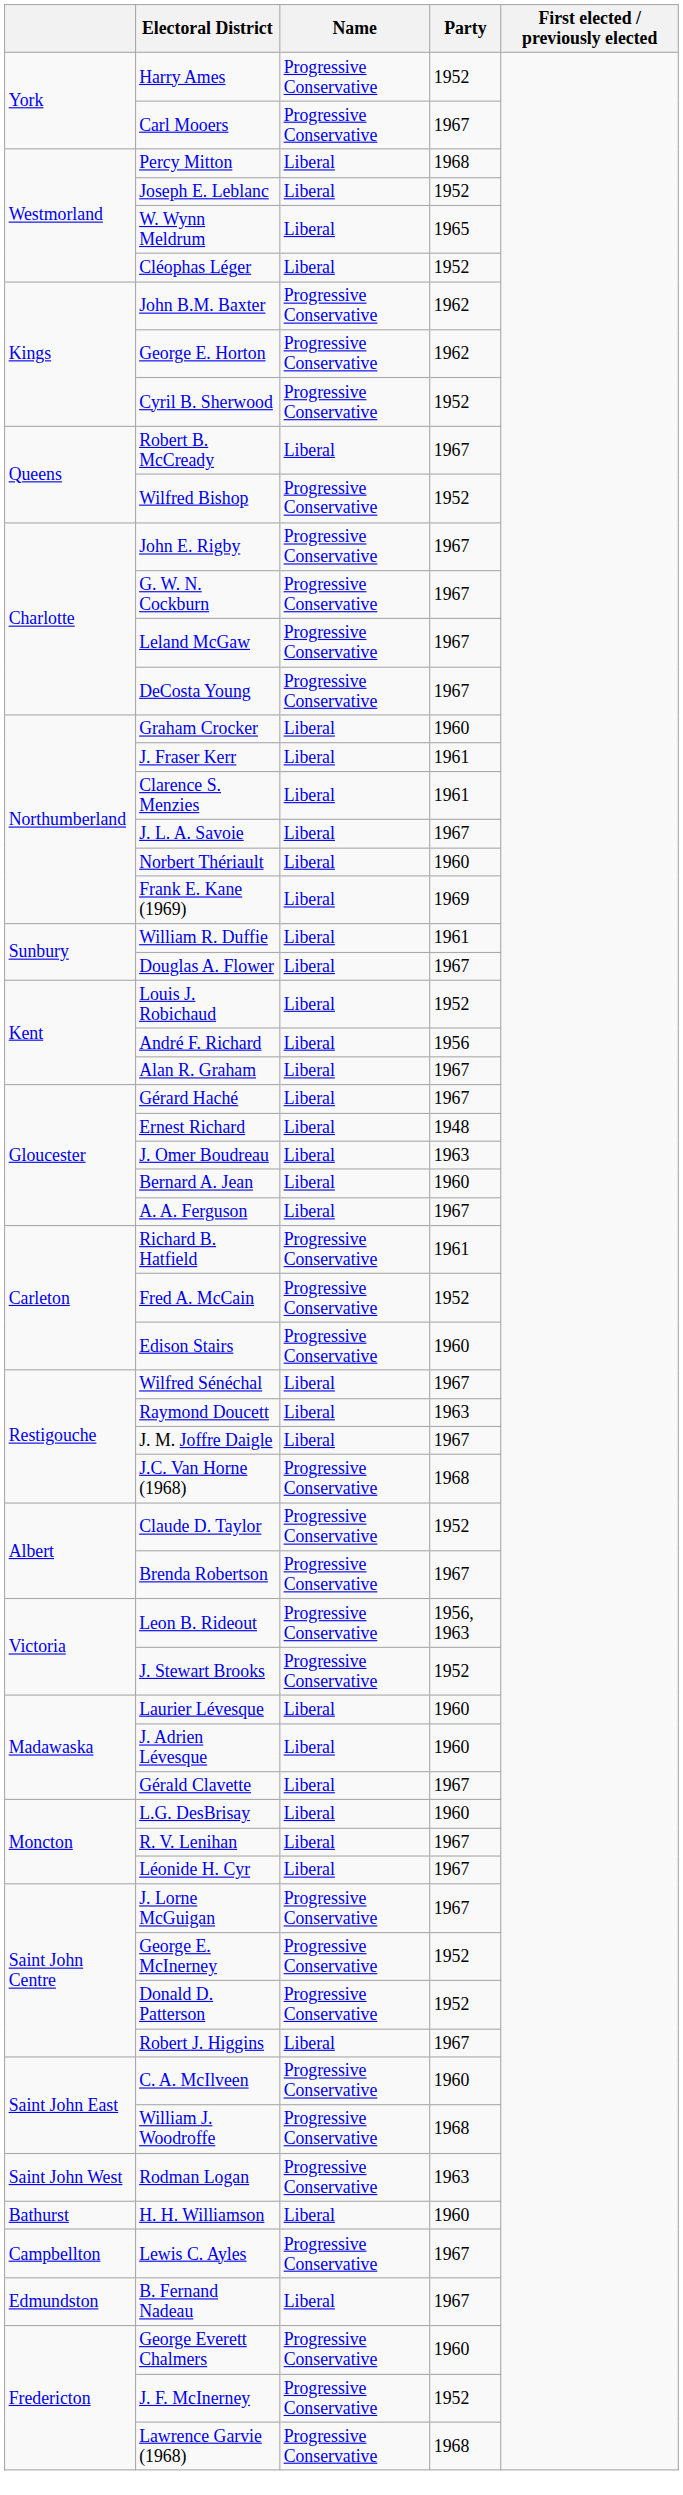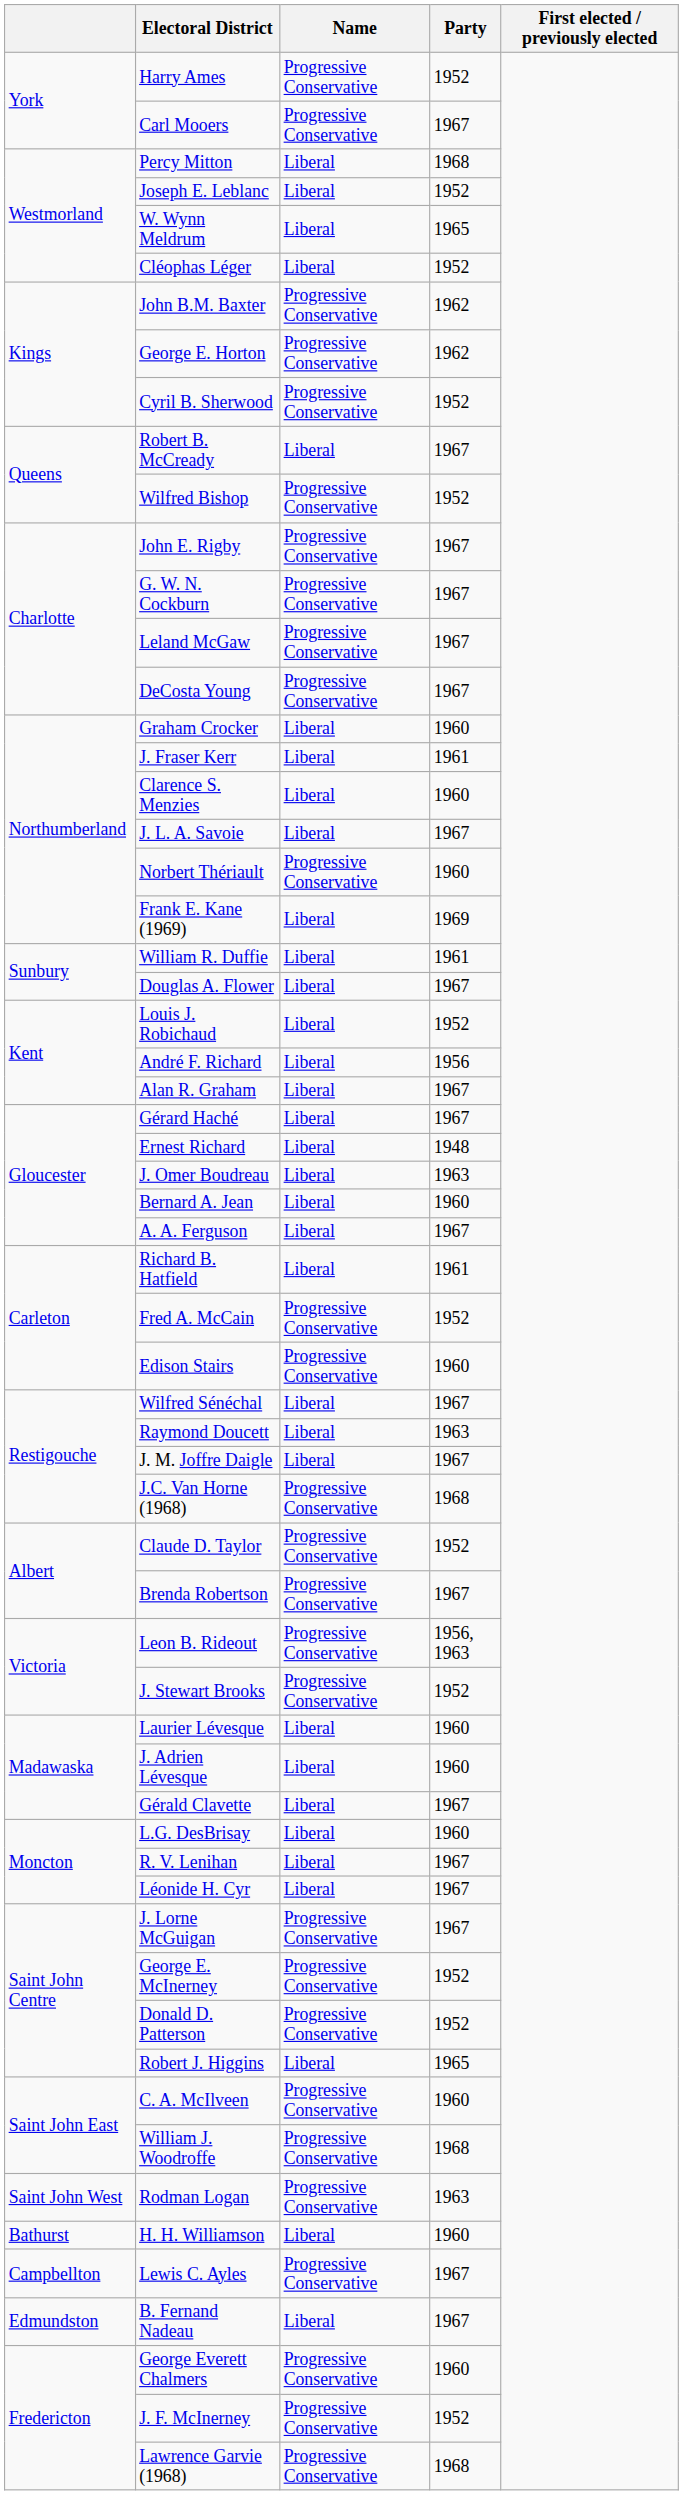(452, 795) 1961 -> (452, 795) 1960
(309, 861) Liberal -> (330, 871) Progressive Conservative
(330, 1249) Progressive Conservative -> (309, 1269) Liberal
(452, 2042) 1967 -> (452, 2062) 1965
